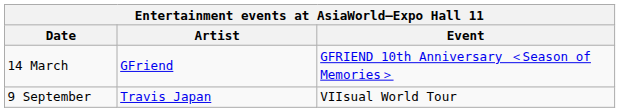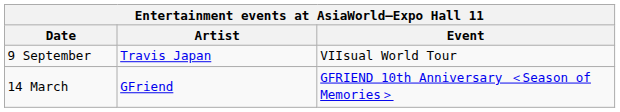rows swapped: (38, 66) <-> (49, 97)
